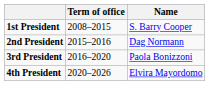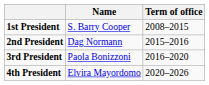columns swapped: (166, 12) <-> (96, 12)
